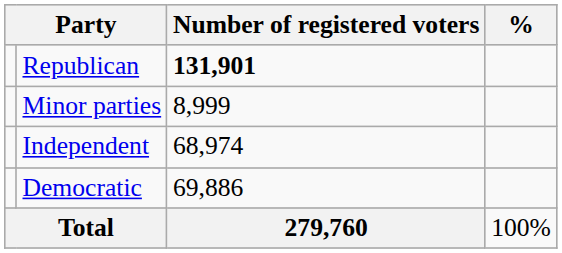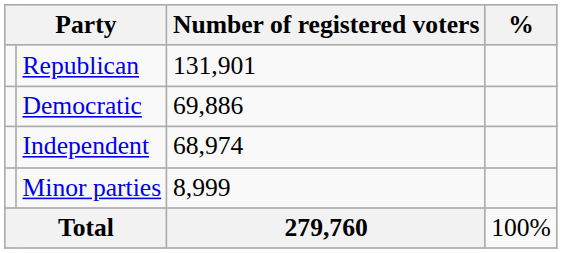(215, 65) bold -> (215, 65) normal
rows swapped: (82, 187) <-> (92, 106)
